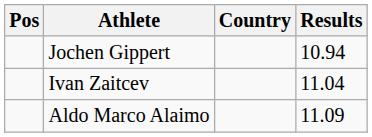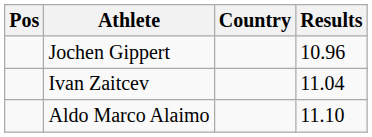(323, 52) 10.94 -> (323, 52) 10.96
(322, 115) 11.09 -> (322, 115) 11.10
